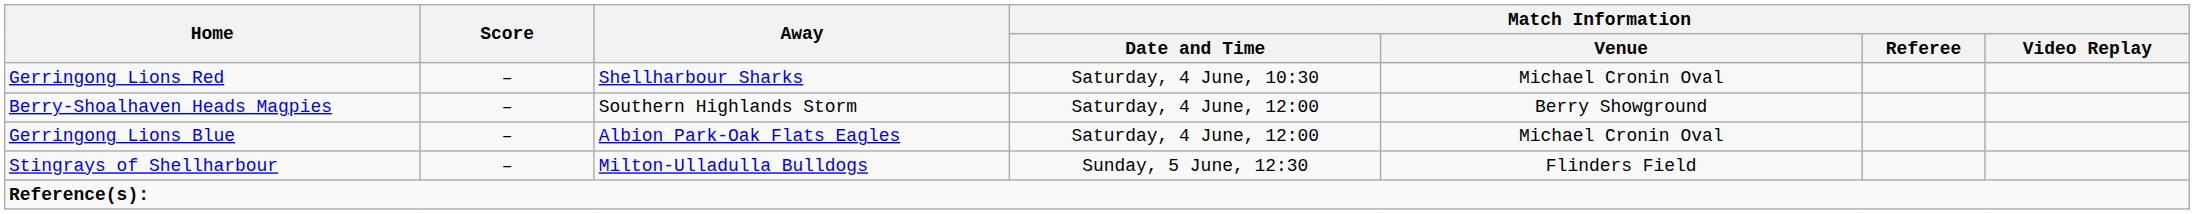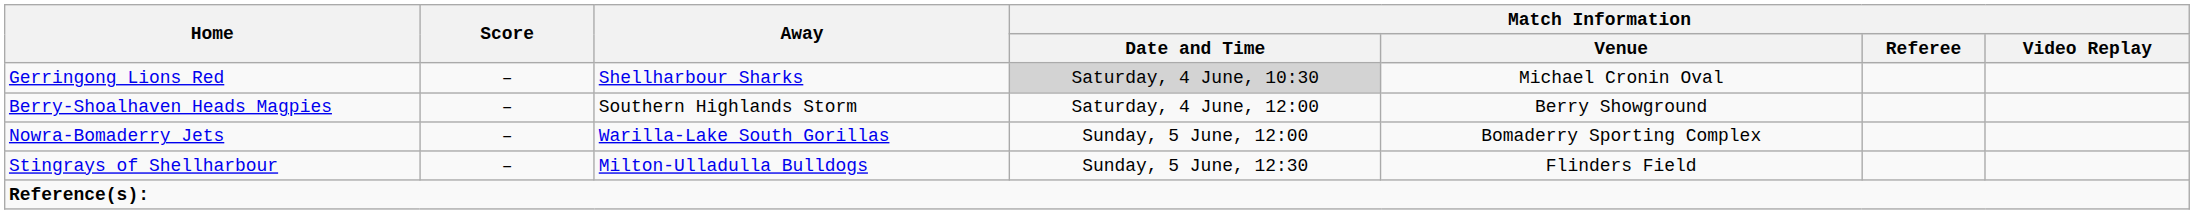(1195, 78) no background -> (1195, 78) lightgrey background
- row: (122, 136)
+ row: (117, 136)
